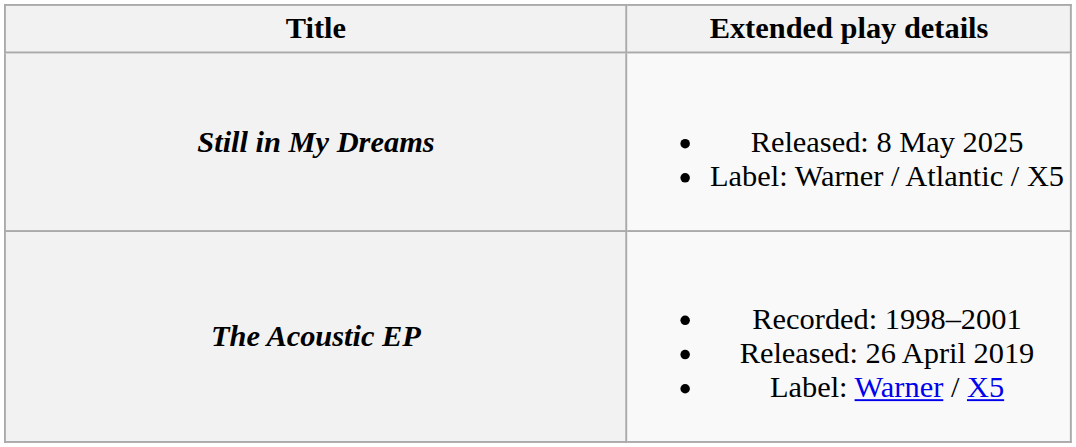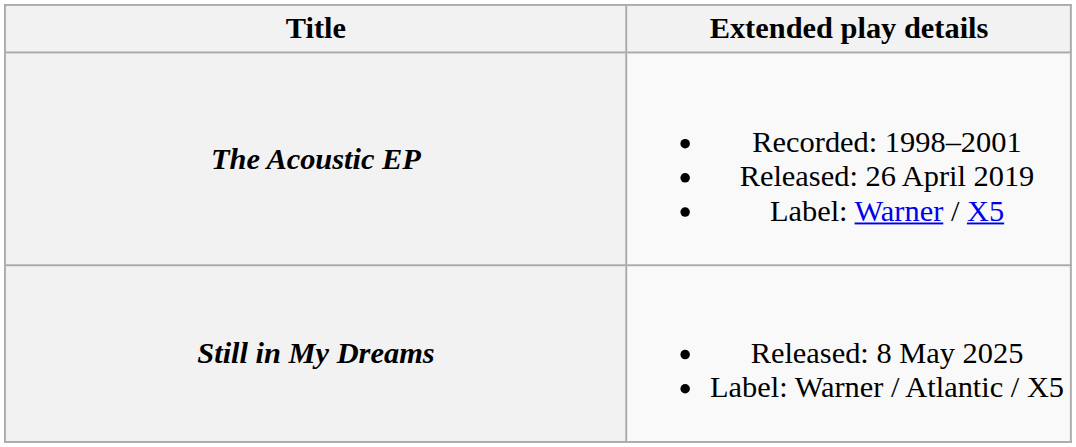rows swapped: (316, 335) <-> (316, 141)
